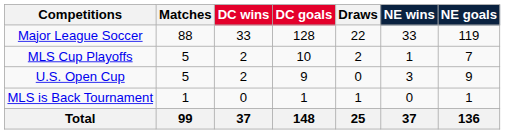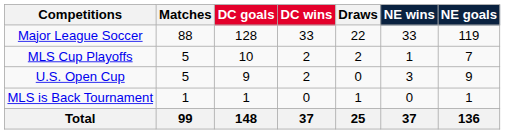columns swapped: (244, 14) <-> (304, 14)
